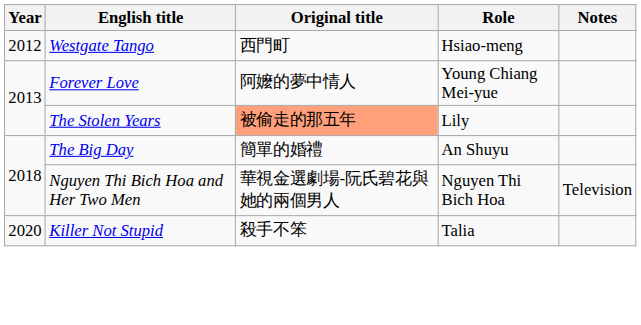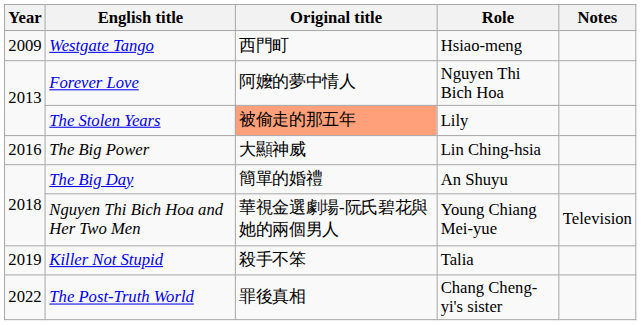(25, 45) 2012 -> (25, 45) 2009
(490, 82) Young Chiang Mei-yue -> (480, 82) Nguyen Thi Bich Hoa
+ row: (99, 149)
(481, 190) Nguyen Thi Bich Hoa -> (489, 219) Young Chiang Mei-yue
(25, 230) 2020 -> (25, 260) 2019
+ row: (122, 297)
